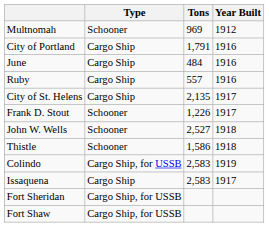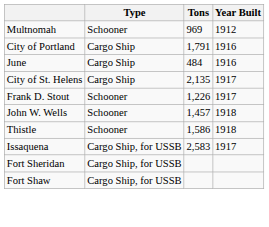- row: (18, 79)
(198, 130) 2,527 -> (198, 113) 1,457
- row: (24, 163)
(111, 180) Cargo Ship -> (134, 146) Cargo Ship, for USSB
